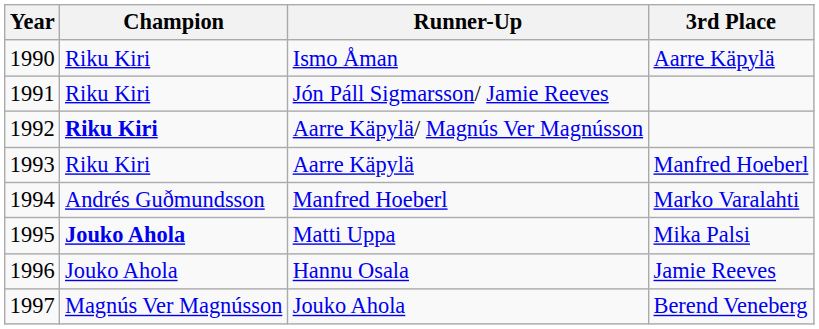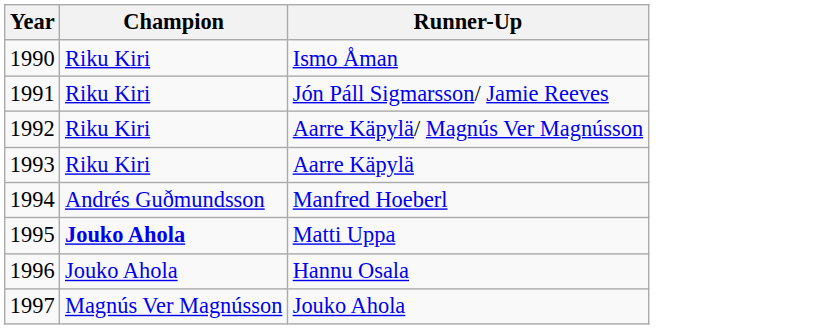- column: (731, 22)
(111, 128) bold -> (108, 128) normal
